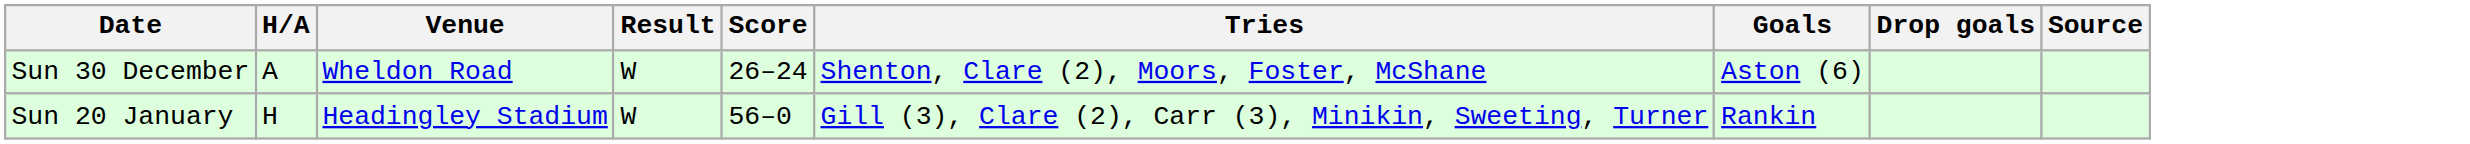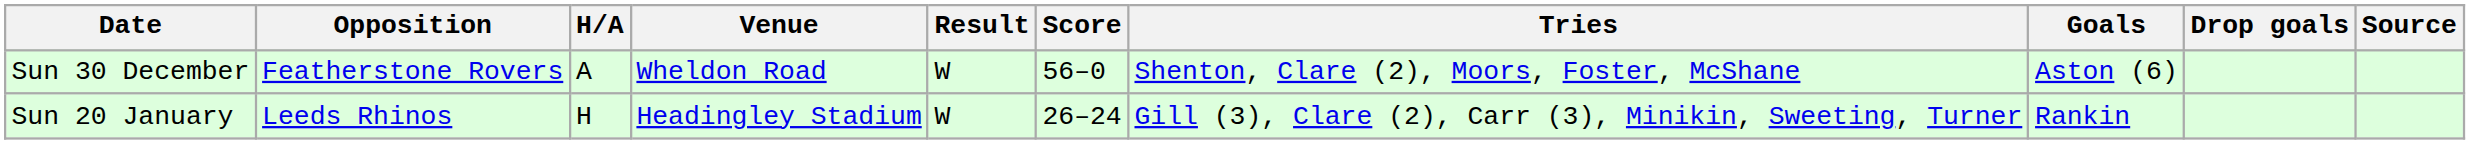+ column: (413, 27)
(768, 71) 26–24 -> (1074, 71) 56–0
(760, 116) 56–0 -> (1082, 116) 26–24
